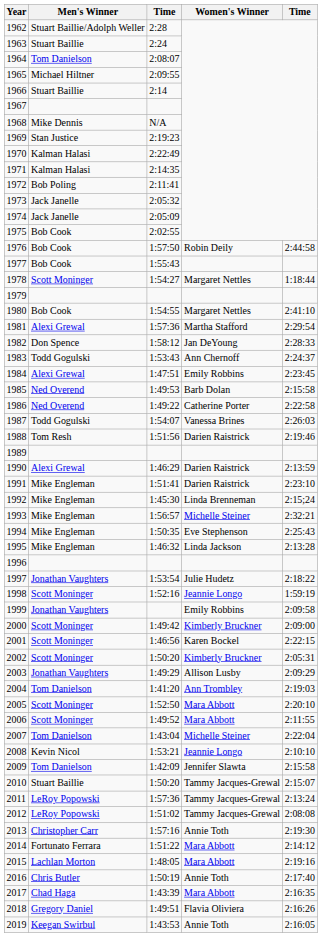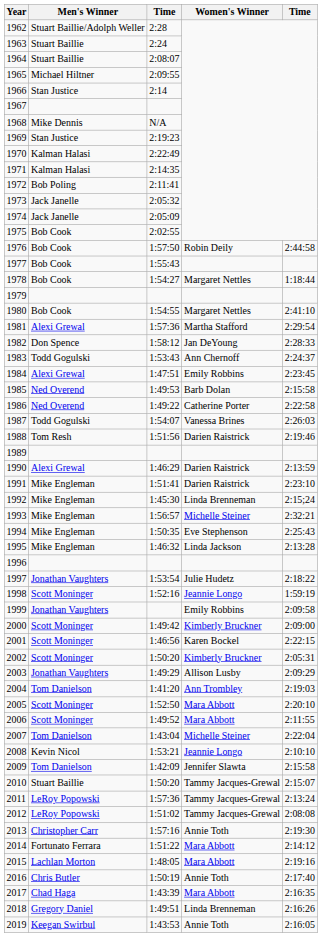(61, 59) Tom Danielson -> (57, 59) Stuart Baillie
(57, 91) Stuart Baillie -> (55, 91) Stan Justice
(62, 279) Scott Moninger -> (51, 279) Bob Cook
(214, 909) Flavia Oliviera -> (220, 909) Linda Brenneman
